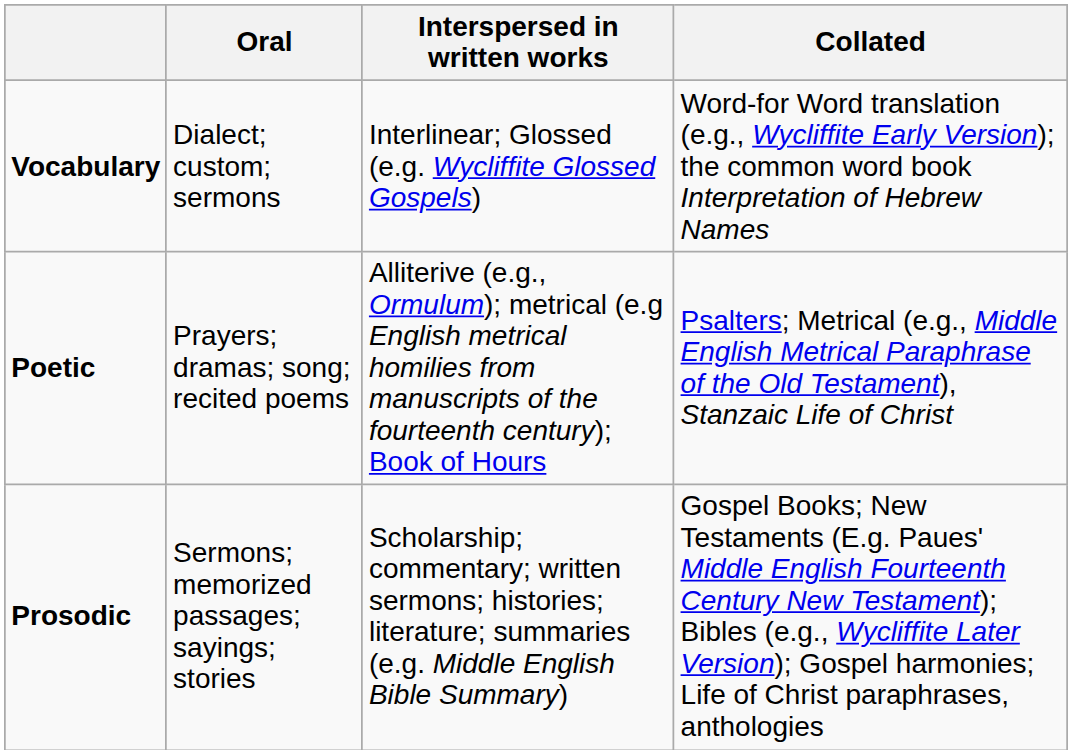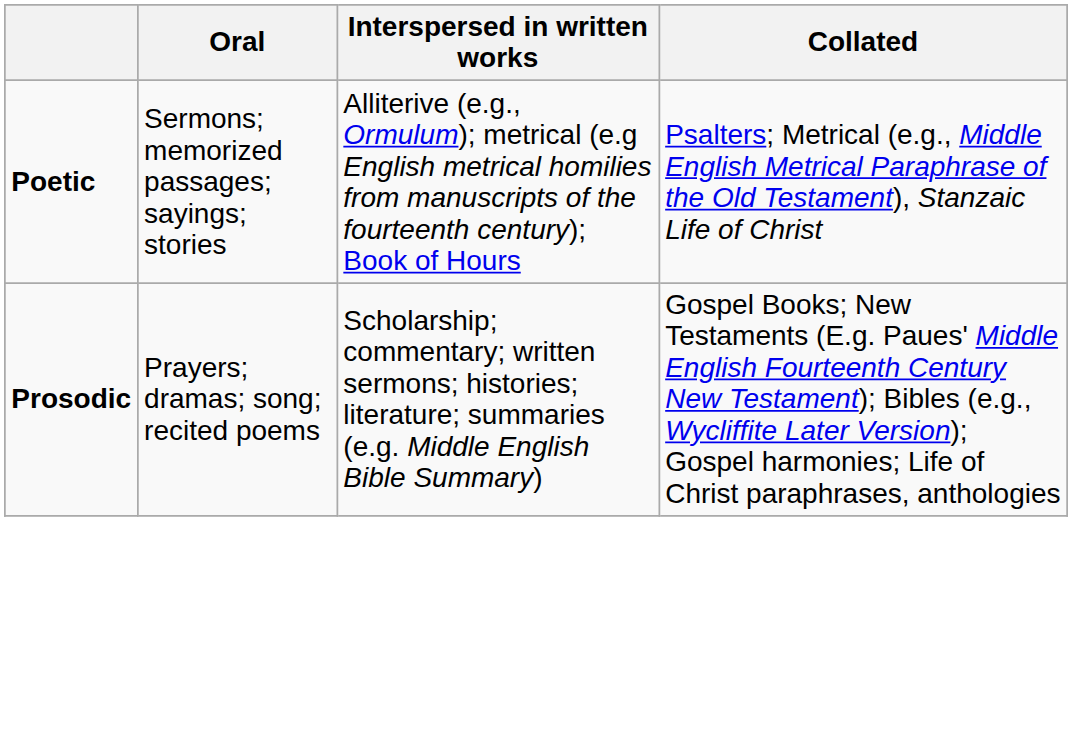- row: (86, 165)
(262, 367) Prayers; dramas; song; recited poems -> (213, 181) Sermons; memorized passages; sayings; stories
(242, 616) Sermons; memorized passages; sayings; stories -> (233, 399) Prayers; dramas; song; recited poems
